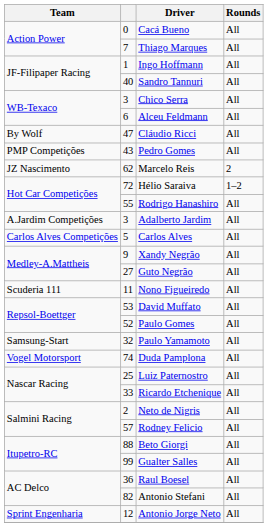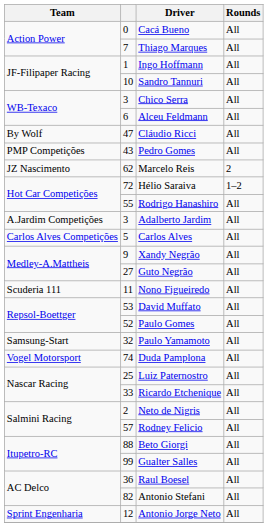(128, 81) 40 -> (128, 81) 10
